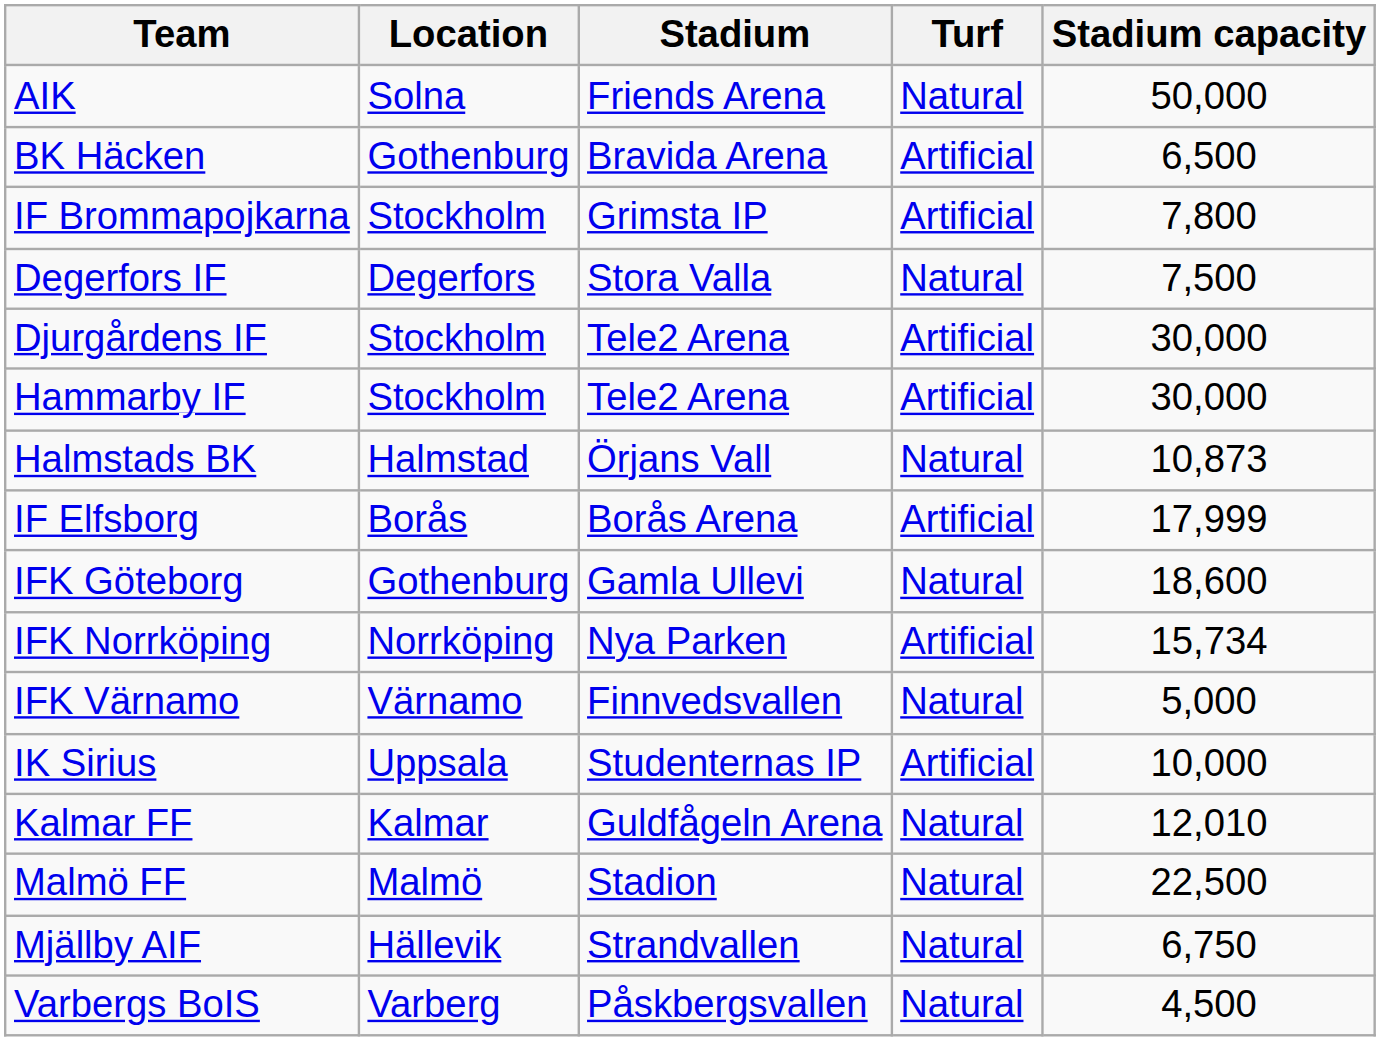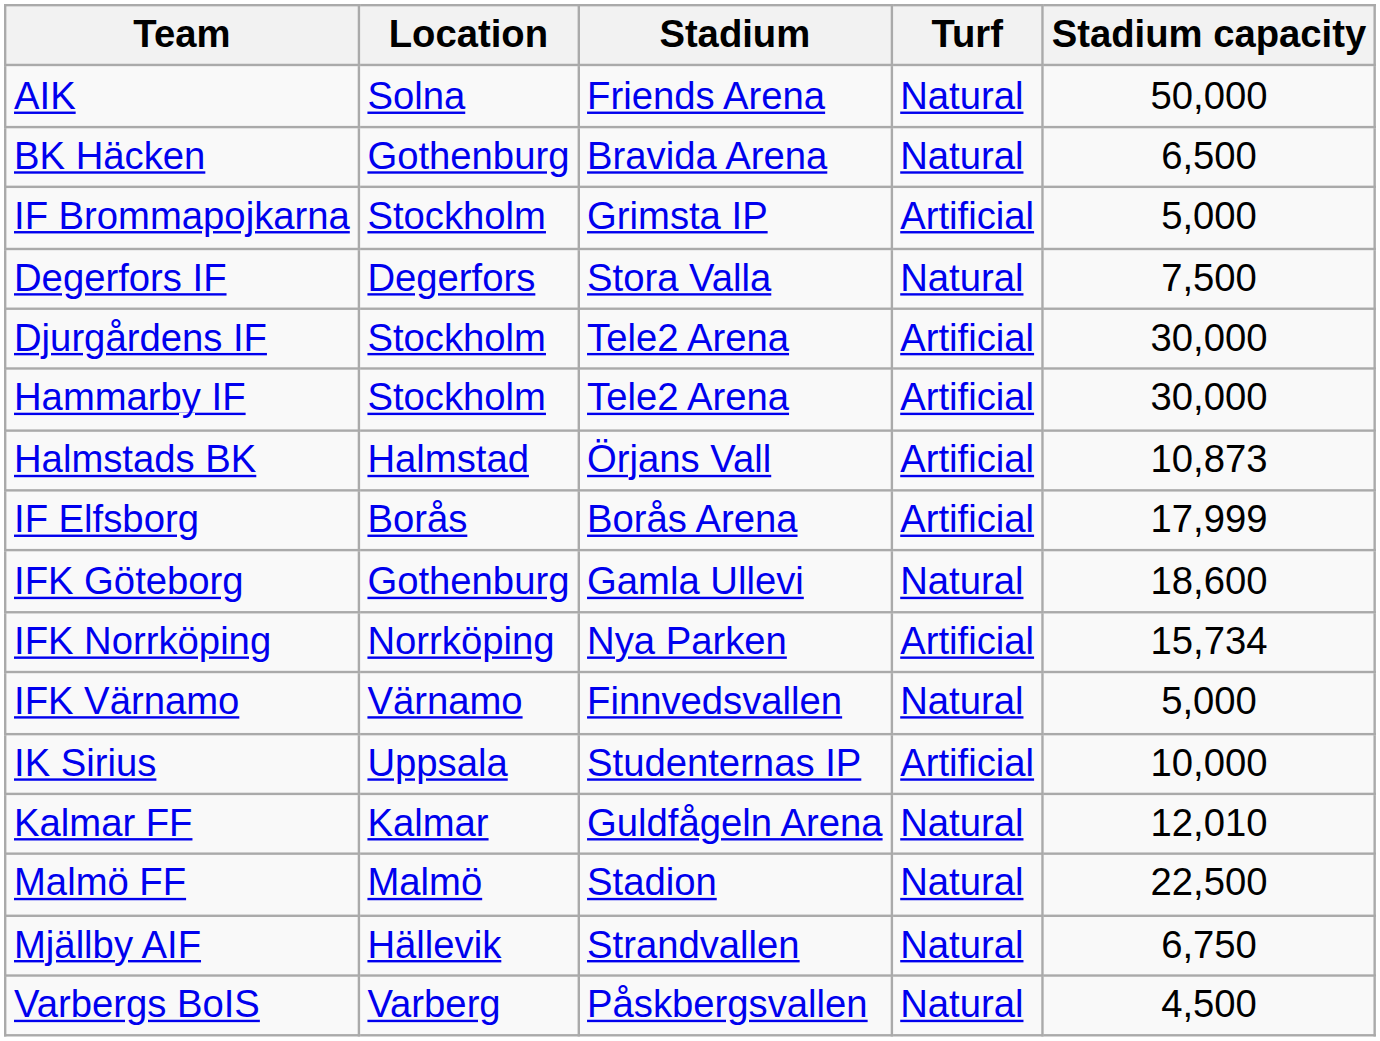(967, 156) Artificial -> (962, 156) Natural
(1209, 216) 7,800 -> (1209, 216) 5,000
(962, 459) Natural -> (967, 459) Artificial
